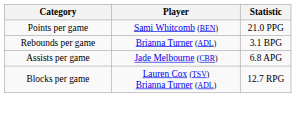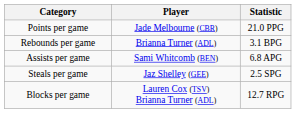(176, 28) Sami Whitcomb (BEN) -> (176, 28) Jade Melbourne (CBR)
(176, 58) Jade Melbourne (CBR) -> (176, 58) Sami Whitcomb (BEN)
+ row: (58, 74)
